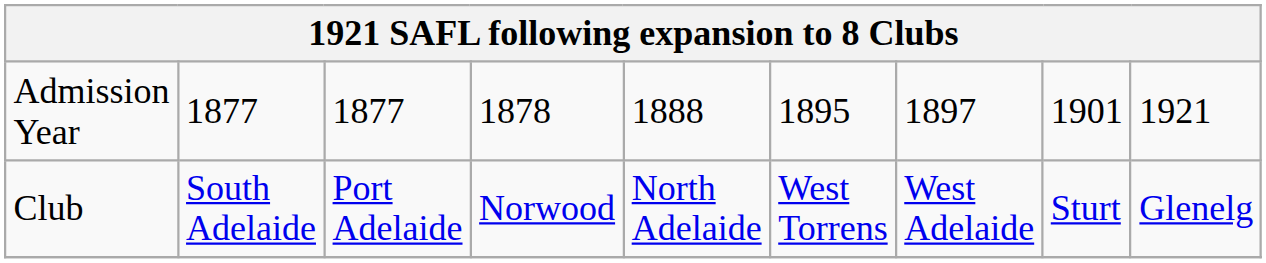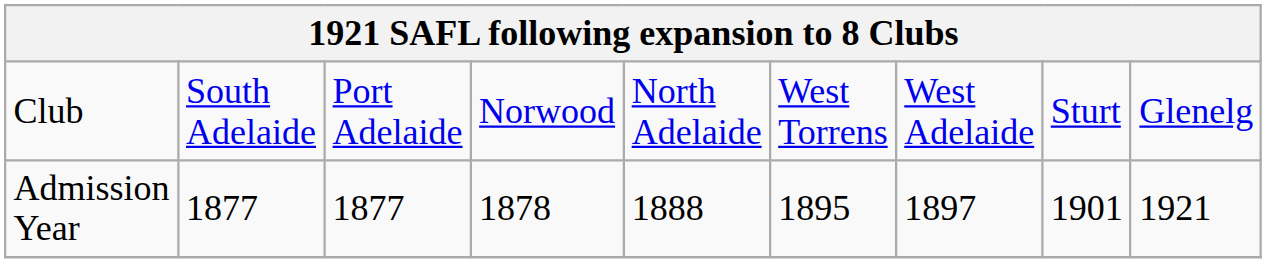rows swapped: (48, 207) <-> (91, 110)
